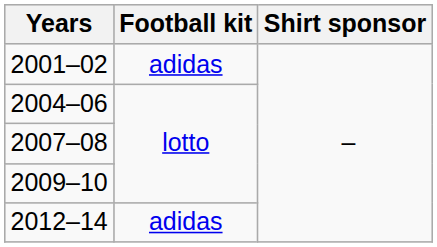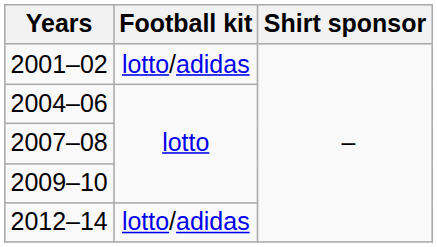(186, 63) adidas -> (186, 63) lotto/adidas
(186, 222) adidas -> (186, 222) lotto/adidas
